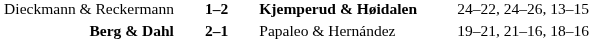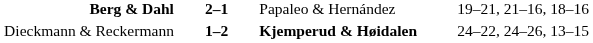rows swapped: (132, 30) <-> (89, 9)
